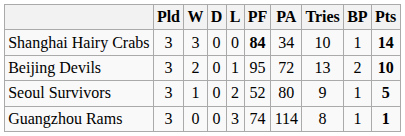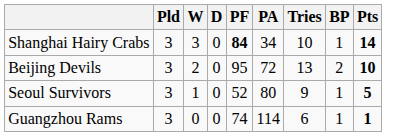- column: (235, 17)
(323, 118) 8 -> (305, 118) 6
